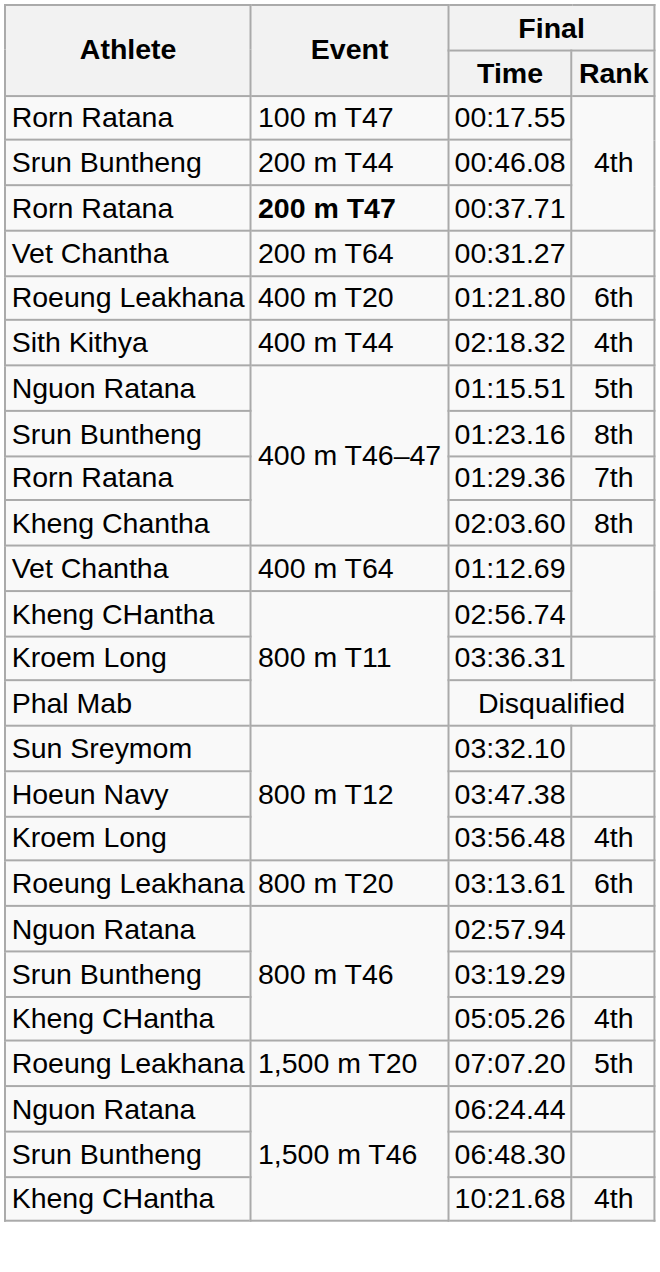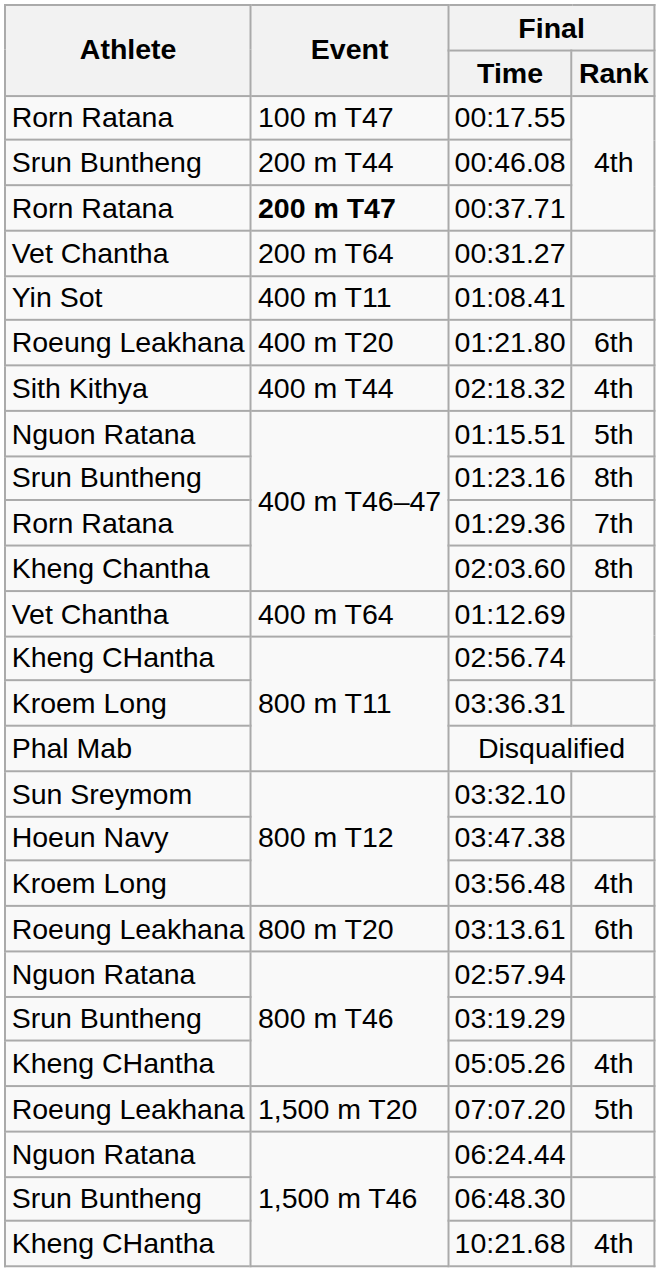+ row: (510, 298)
